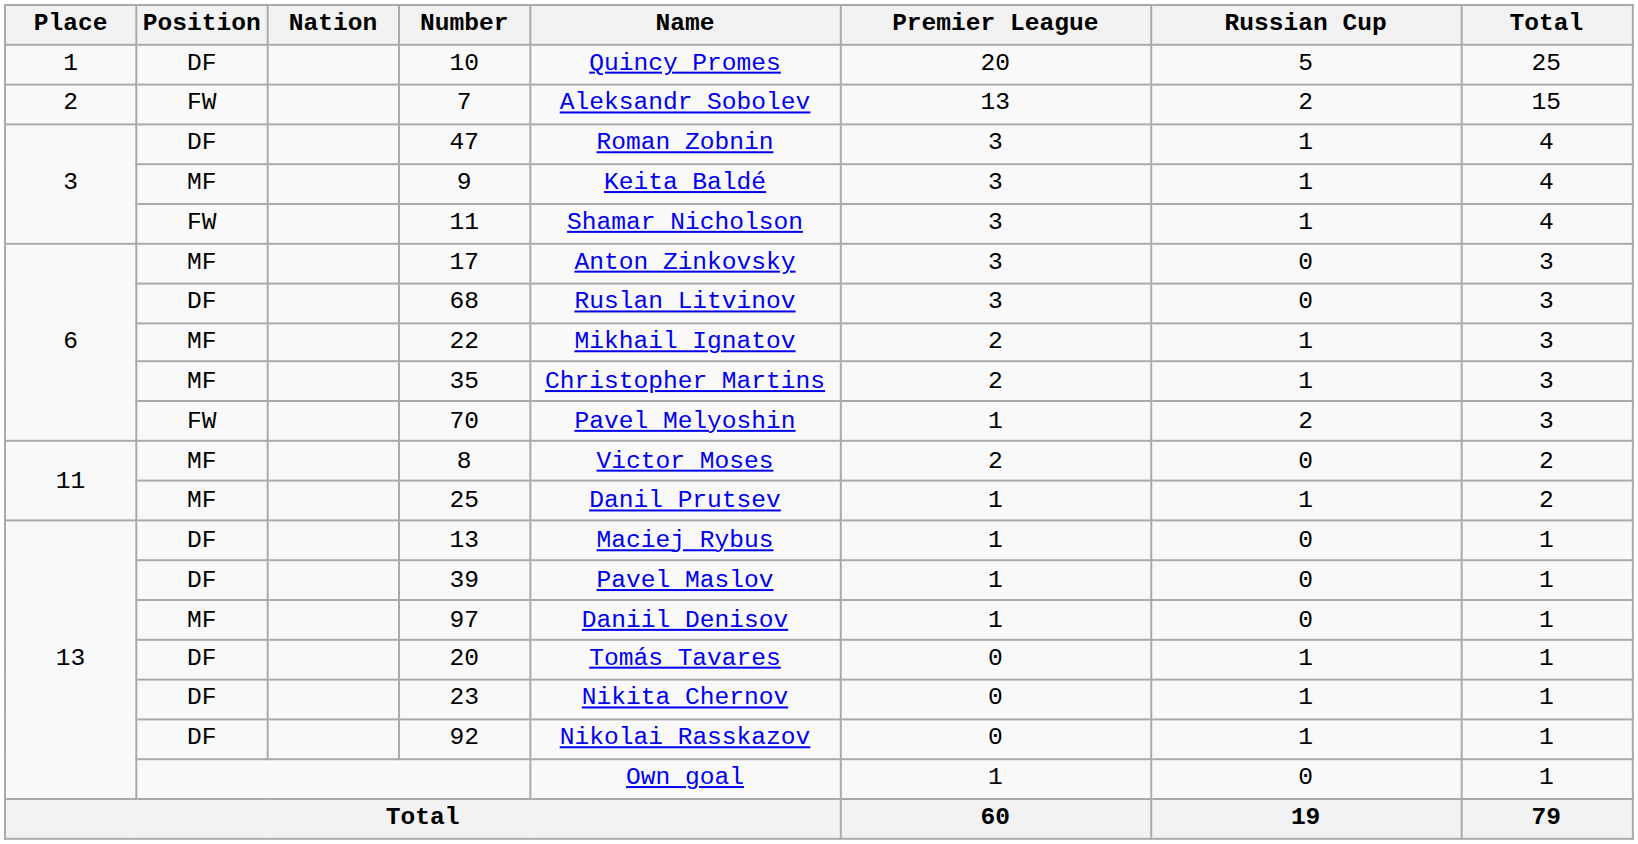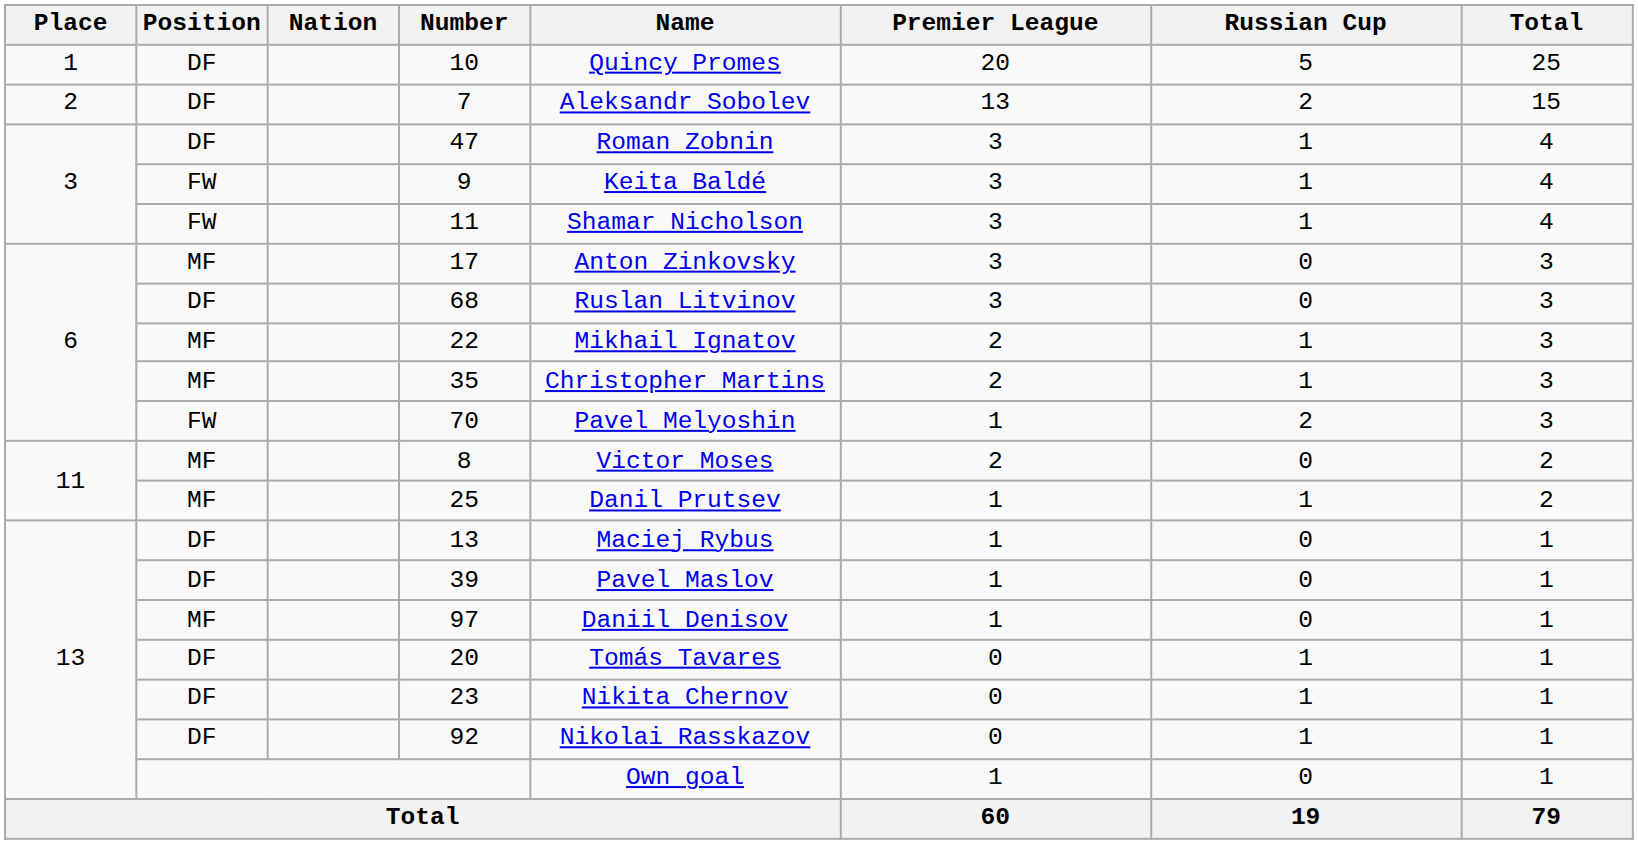(202, 105) FW -> (202, 105) DF
(202, 184) MF -> (202, 184) FW
